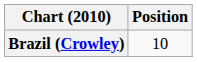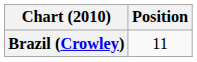(160, 43) 10 -> (160, 43) 11
